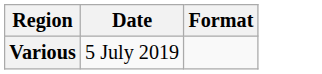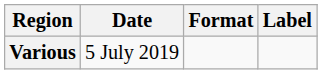+ column: (287, 20)
